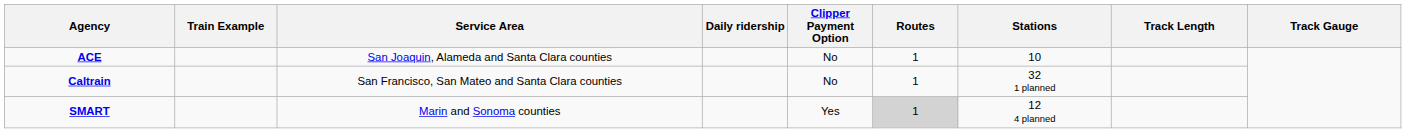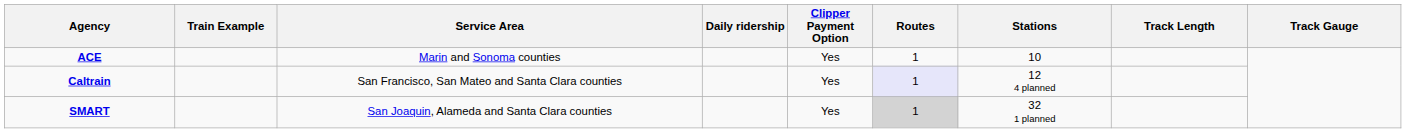(490, 57) San Joaquin, Alameda and Santa Clara counties -> (490, 57) Marin and Sonoma counties
(830, 57) No -> (830, 57) Yes
(830, 81) No -> (830, 81) Yes
(915, 81) no background -> (915, 81) lavender background
(1035, 81) 32 1 planned -> (1035, 81) 12 4 planned
(490, 112) Marin and Sonoma counties -> (490, 112) San Joaquin, Alameda and Santa Clara counties
(1035, 112) 12 4 planned -> (1035, 112) 32 1 planned
